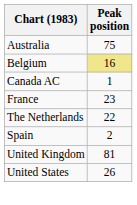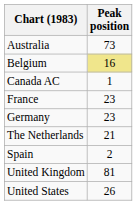(110, 44) 75 -> (110, 44) 73
+ row: (28, 117)
(110, 117) 22 -> (110, 136) 21
